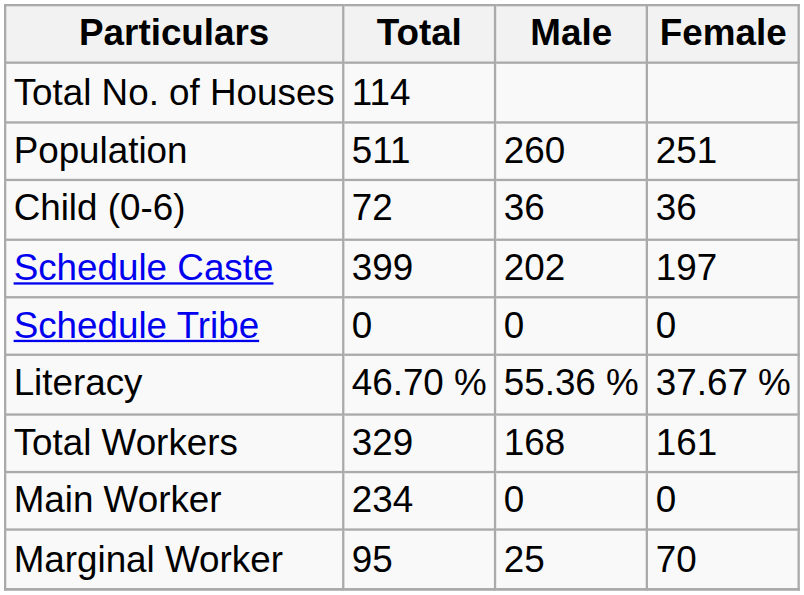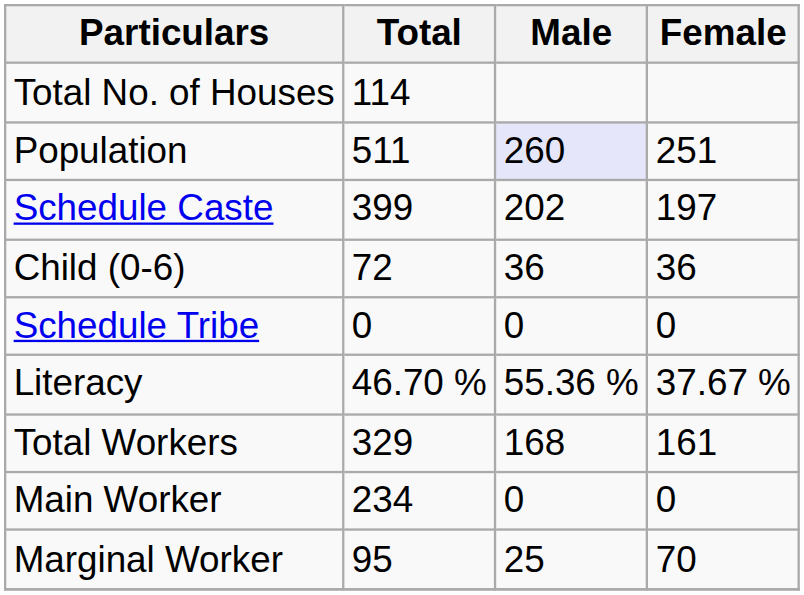(534, 150) no background -> (534, 150) lavender background
rows swapped: (100, 208) <-> (144, 267)
